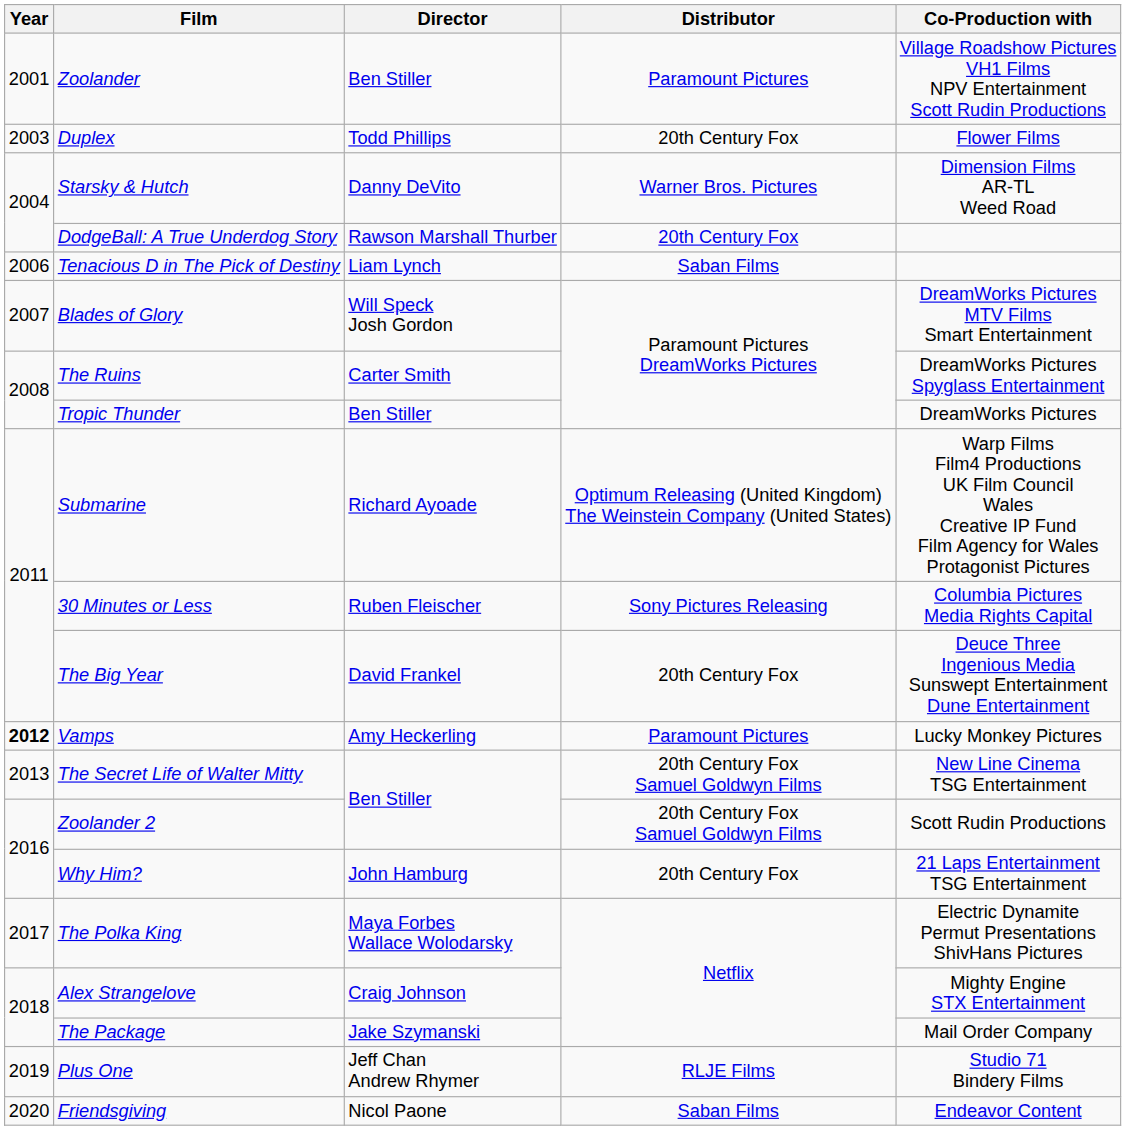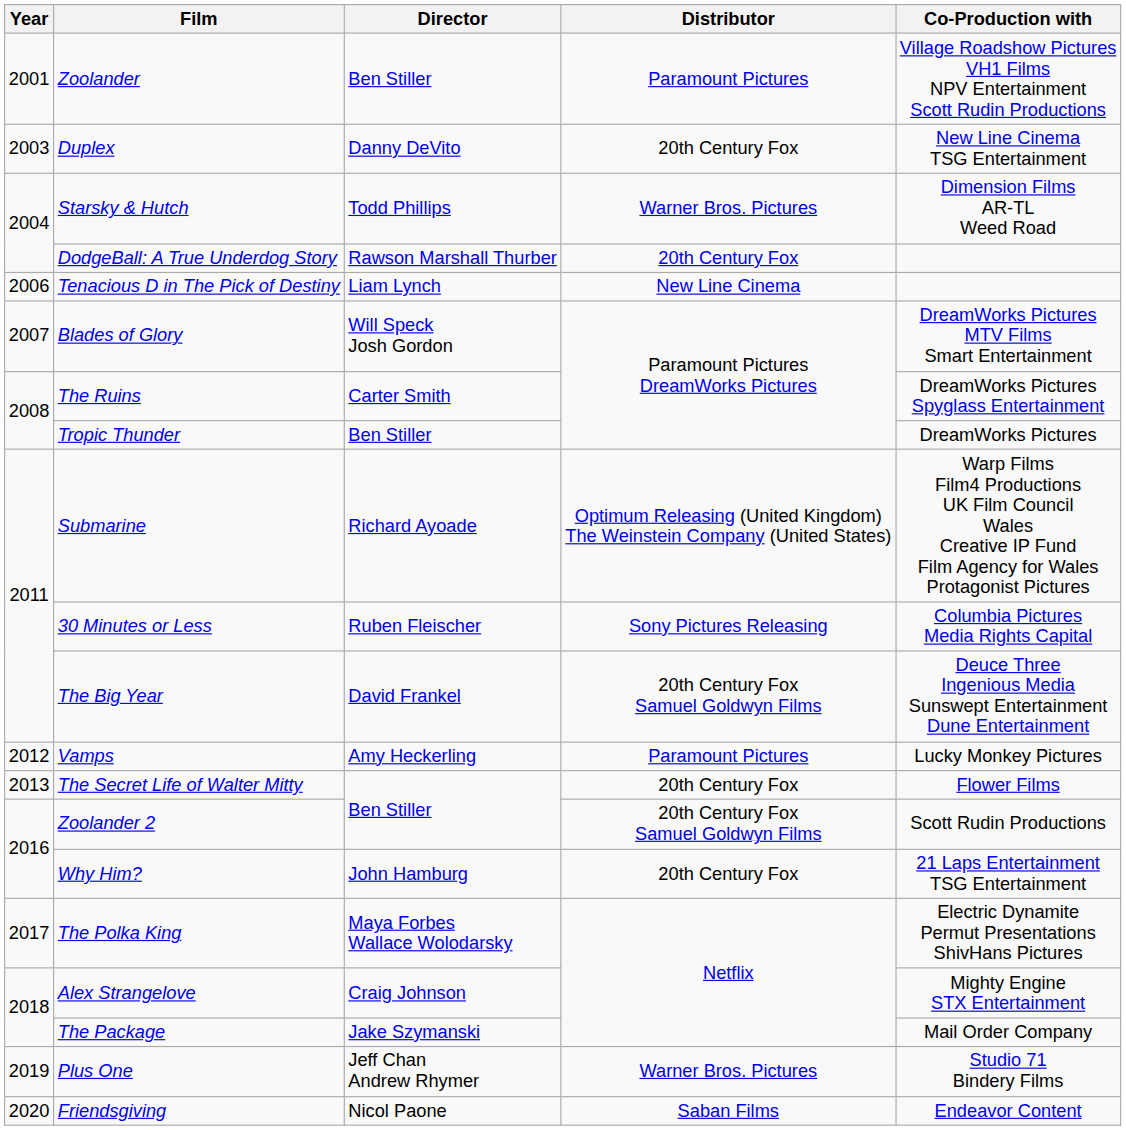(400, 138) Todd Phillips -> (404, 148) Danny DeVito
(1008, 138) Flower Films -> (1008, 148) New Line Cinema TSG Entertainment
(404, 187) Danny DeVito -> (400, 208) Todd Phillips
(728, 266) Saban Films -> (728, 286) New Line Cinema
(728, 675) 20th Century Fox -> (728, 696) 20th Century Fox Samuel Goldwyn Films
(29, 735) bold -> (29, 755) normal
(728, 774) 20th Century Fox Samuel Goldwyn Films -> (728, 784) 20th Century Fox
(1008, 774) New Line Cinema TSG Entertainment -> (1008, 784) Flower Films
(728, 1071) RLJE Films -> (728, 1071) Warner Bros. Pictures
